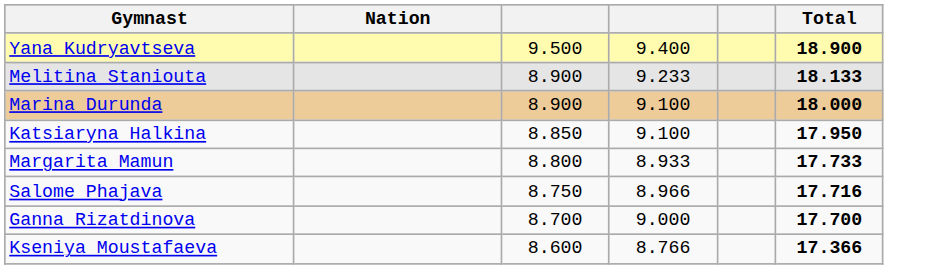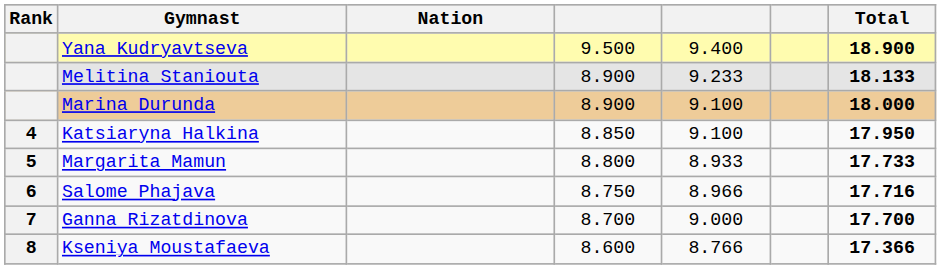+ column: (31, 19)
